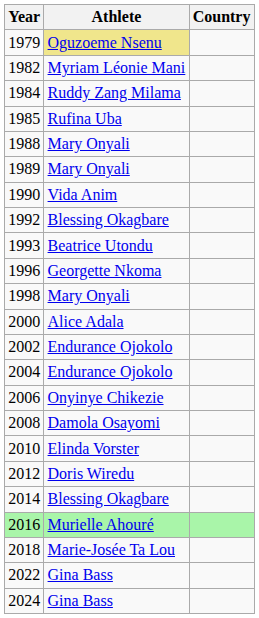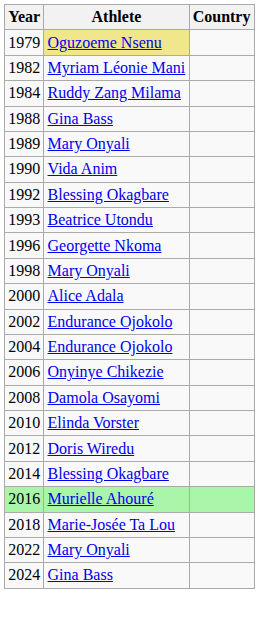- row: (24, 118)
(89, 144) Mary Onyali -> (80, 118) Gina Bass
(80, 575) Gina Bass -> (89, 550) Mary Onyali
